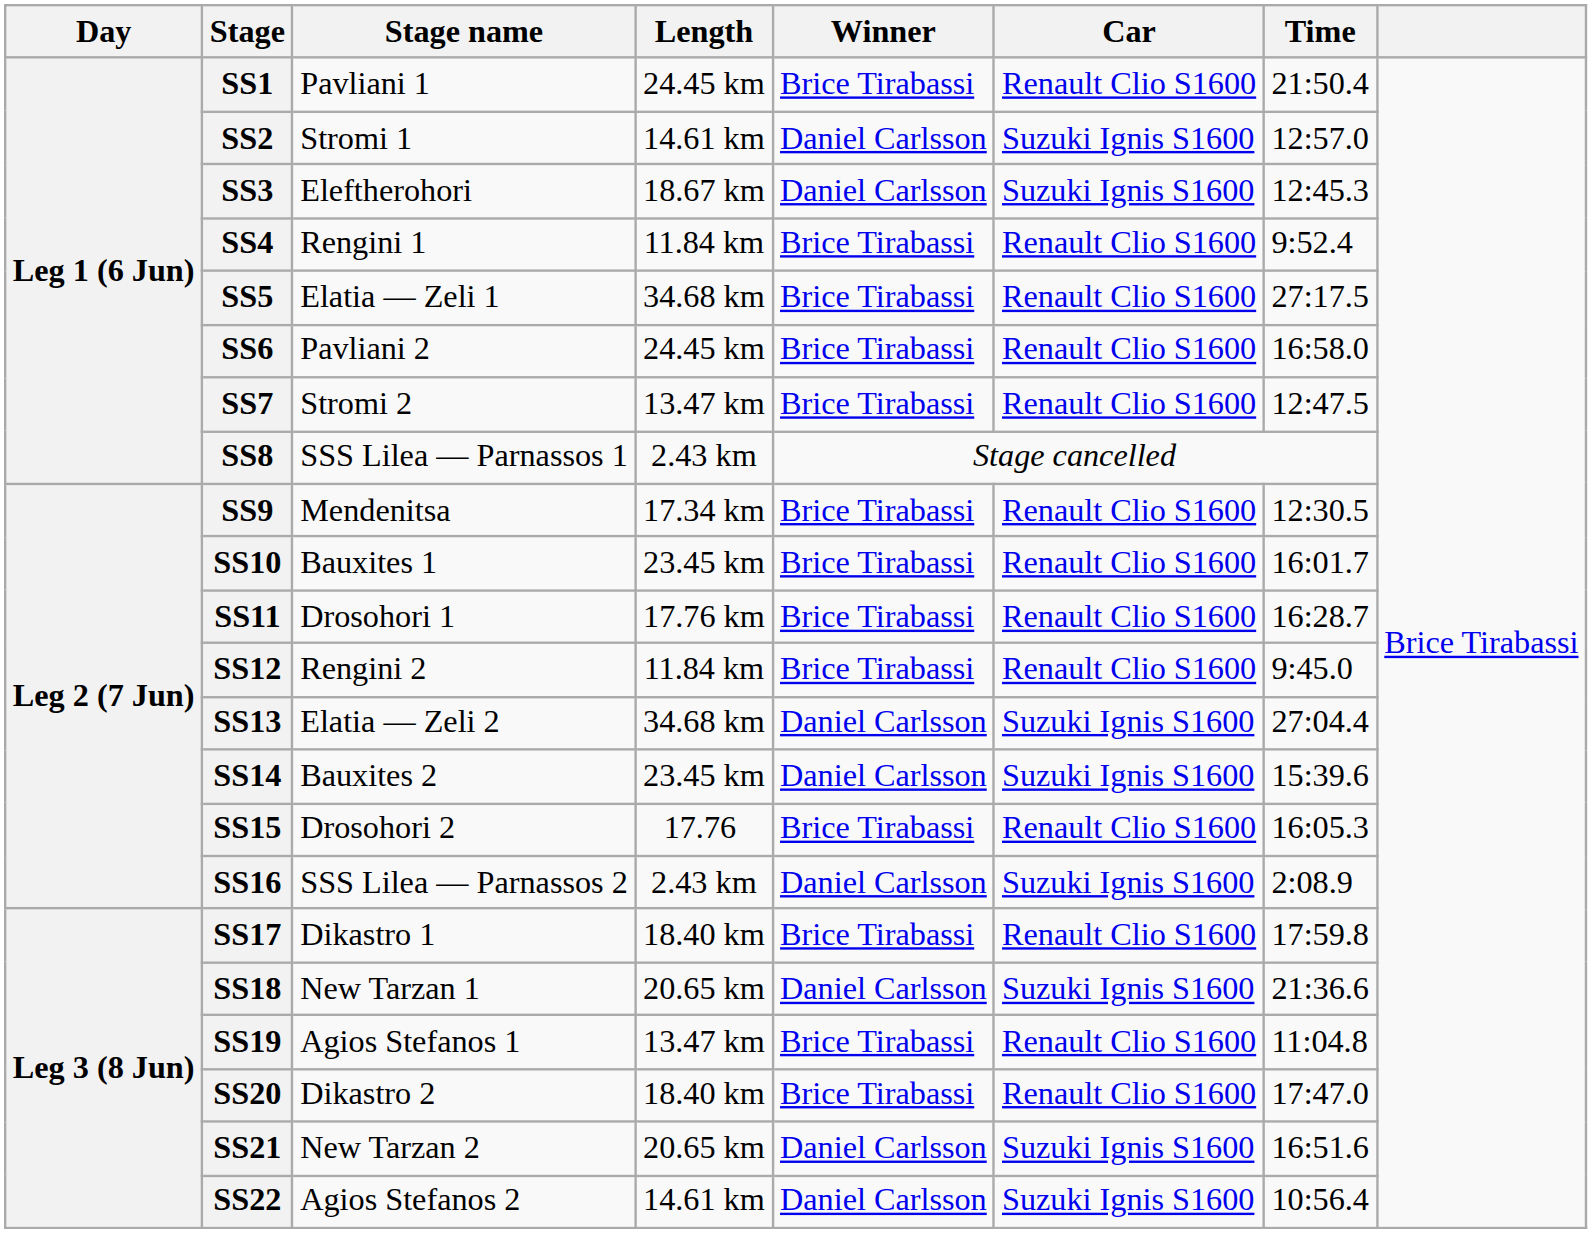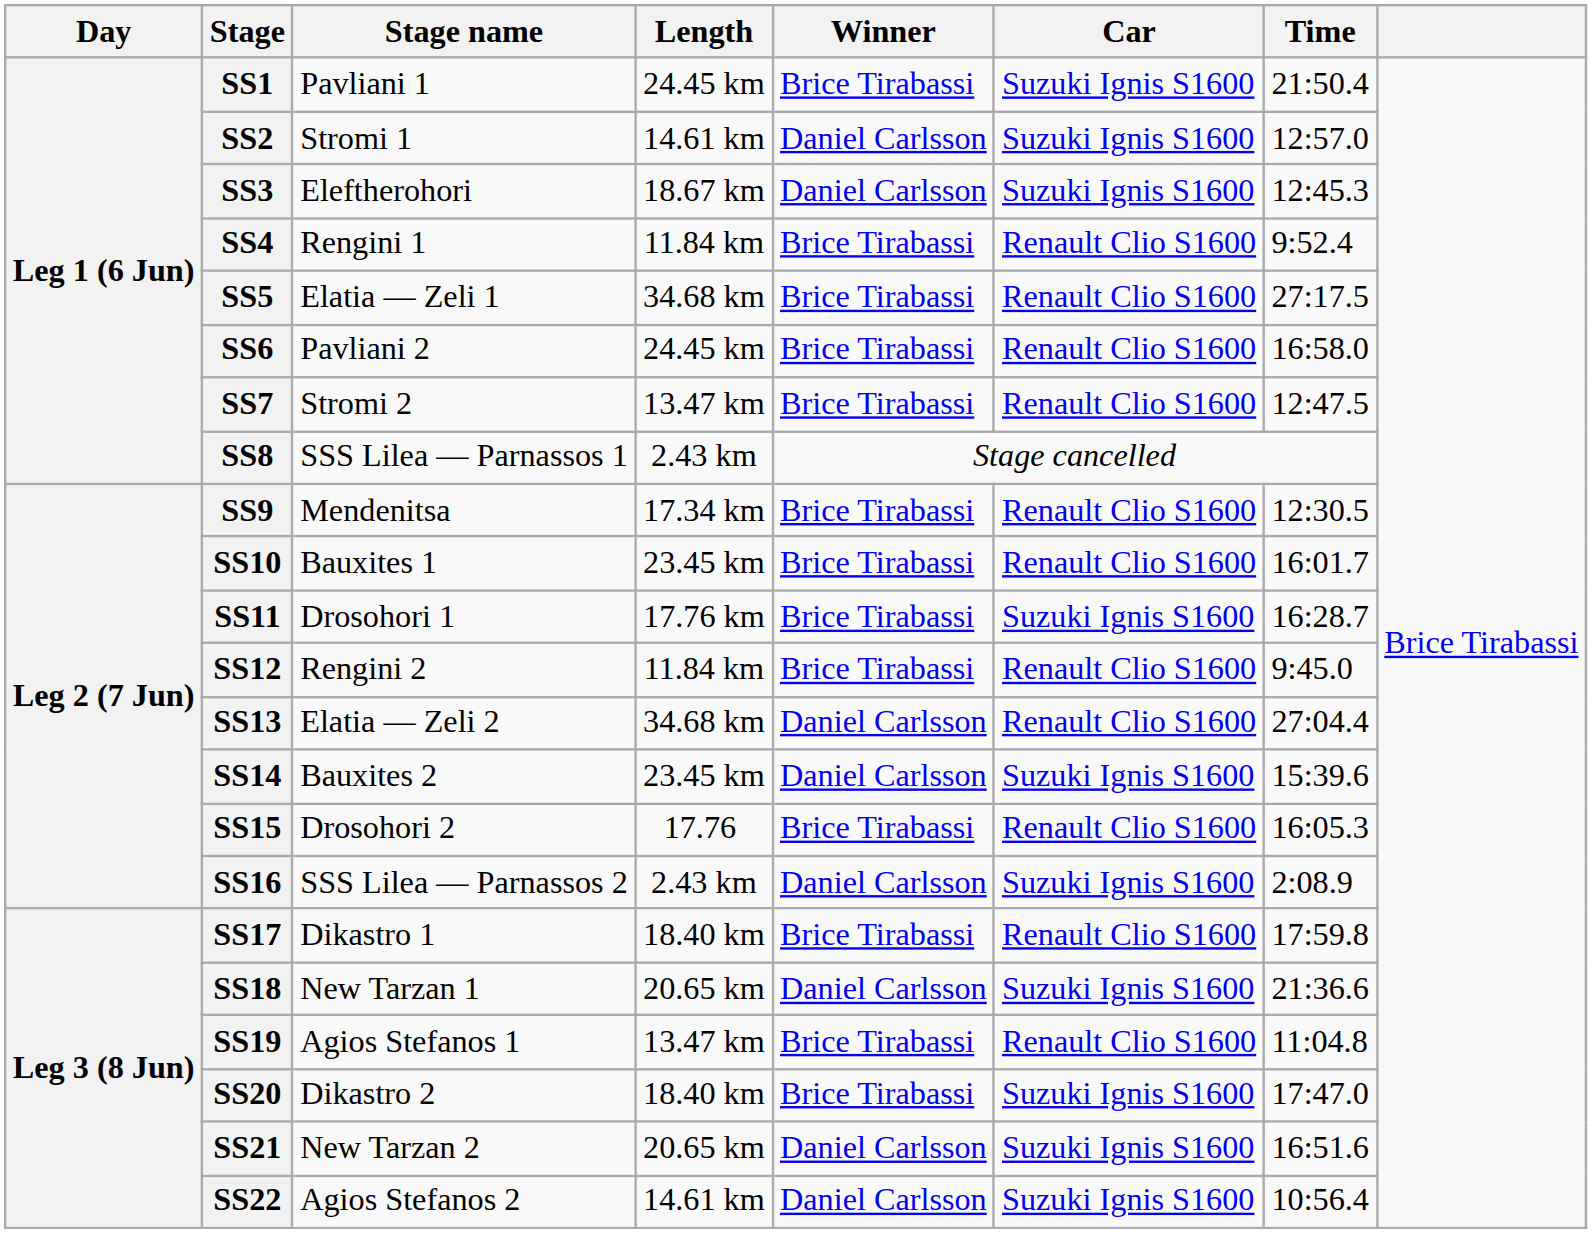(1129, 83) Renault Clio S1600 -> (1128, 83) Suzuki Ignis S1600
(1129, 615) Renault Clio S1600 -> (1128, 615) Suzuki Ignis S1600
(1128, 721) Suzuki Ignis S1600 -> (1129, 721) Renault Clio S1600
(1129, 1094) Renault Clio S1600 -> (1128, 1094) Suzuki Ignis S1600
